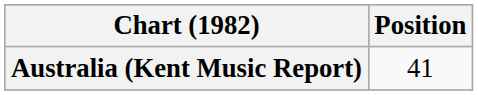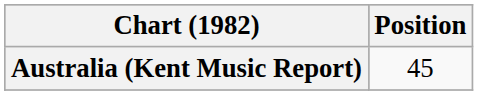(420, 68) 41 -> (420, 68) 45
